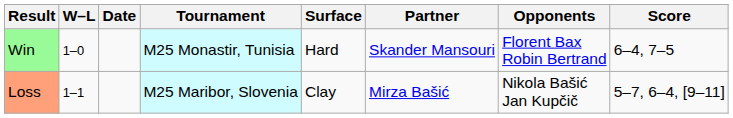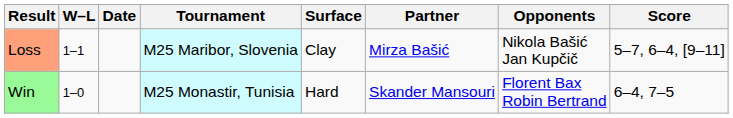rows swapped: (21, 50) <-> (24, 92)
